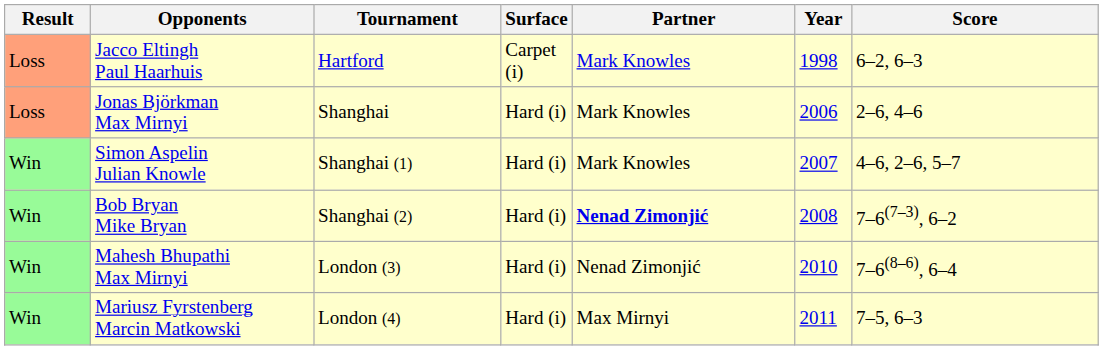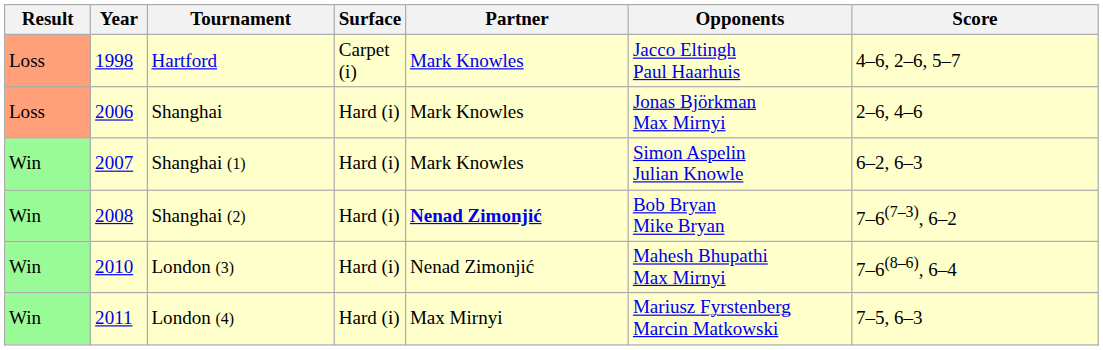columns swapped: (823, 19) <-> (202, 19)
(889, 60) 6–2, 6–3 -> (908, 60) 4–6, 2–6, 5–7
(908, 163) 4–6, 2–6, 5–7 -> (889, 163) 6–2, 6–3
